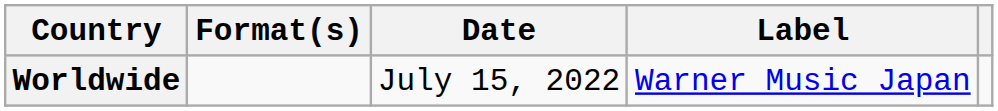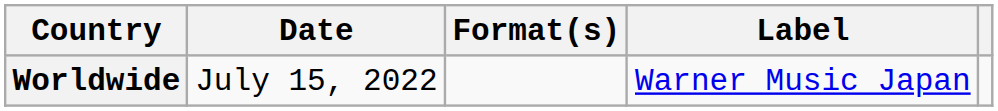columns swapped: (499, 31) <-> (279, 31)
